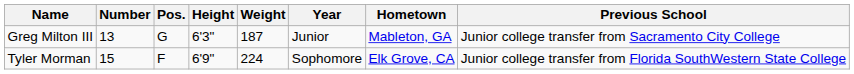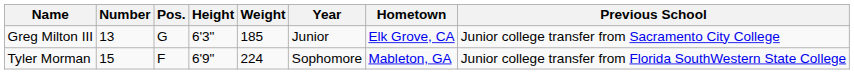(252, 36) 187 -> (252, 36) 185
(410, 36) Mableton, GA -> (411, 36) Elk Grove, CA
(411, 58) Elk Grove, CA -> (410, 58) Mableton, GA
